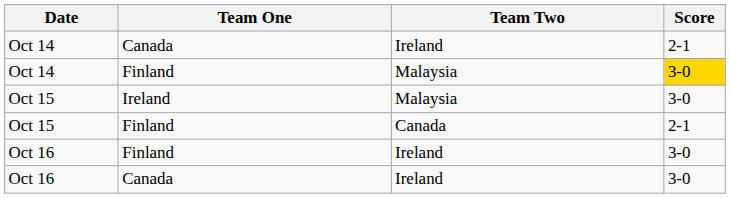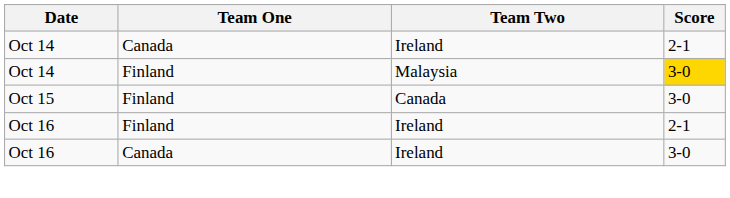- row: (31, 98)
(679, 125) 2-1 -> (679, 98) 3-0
(679, 152) 3-0 -> (679, 125) 2-1
